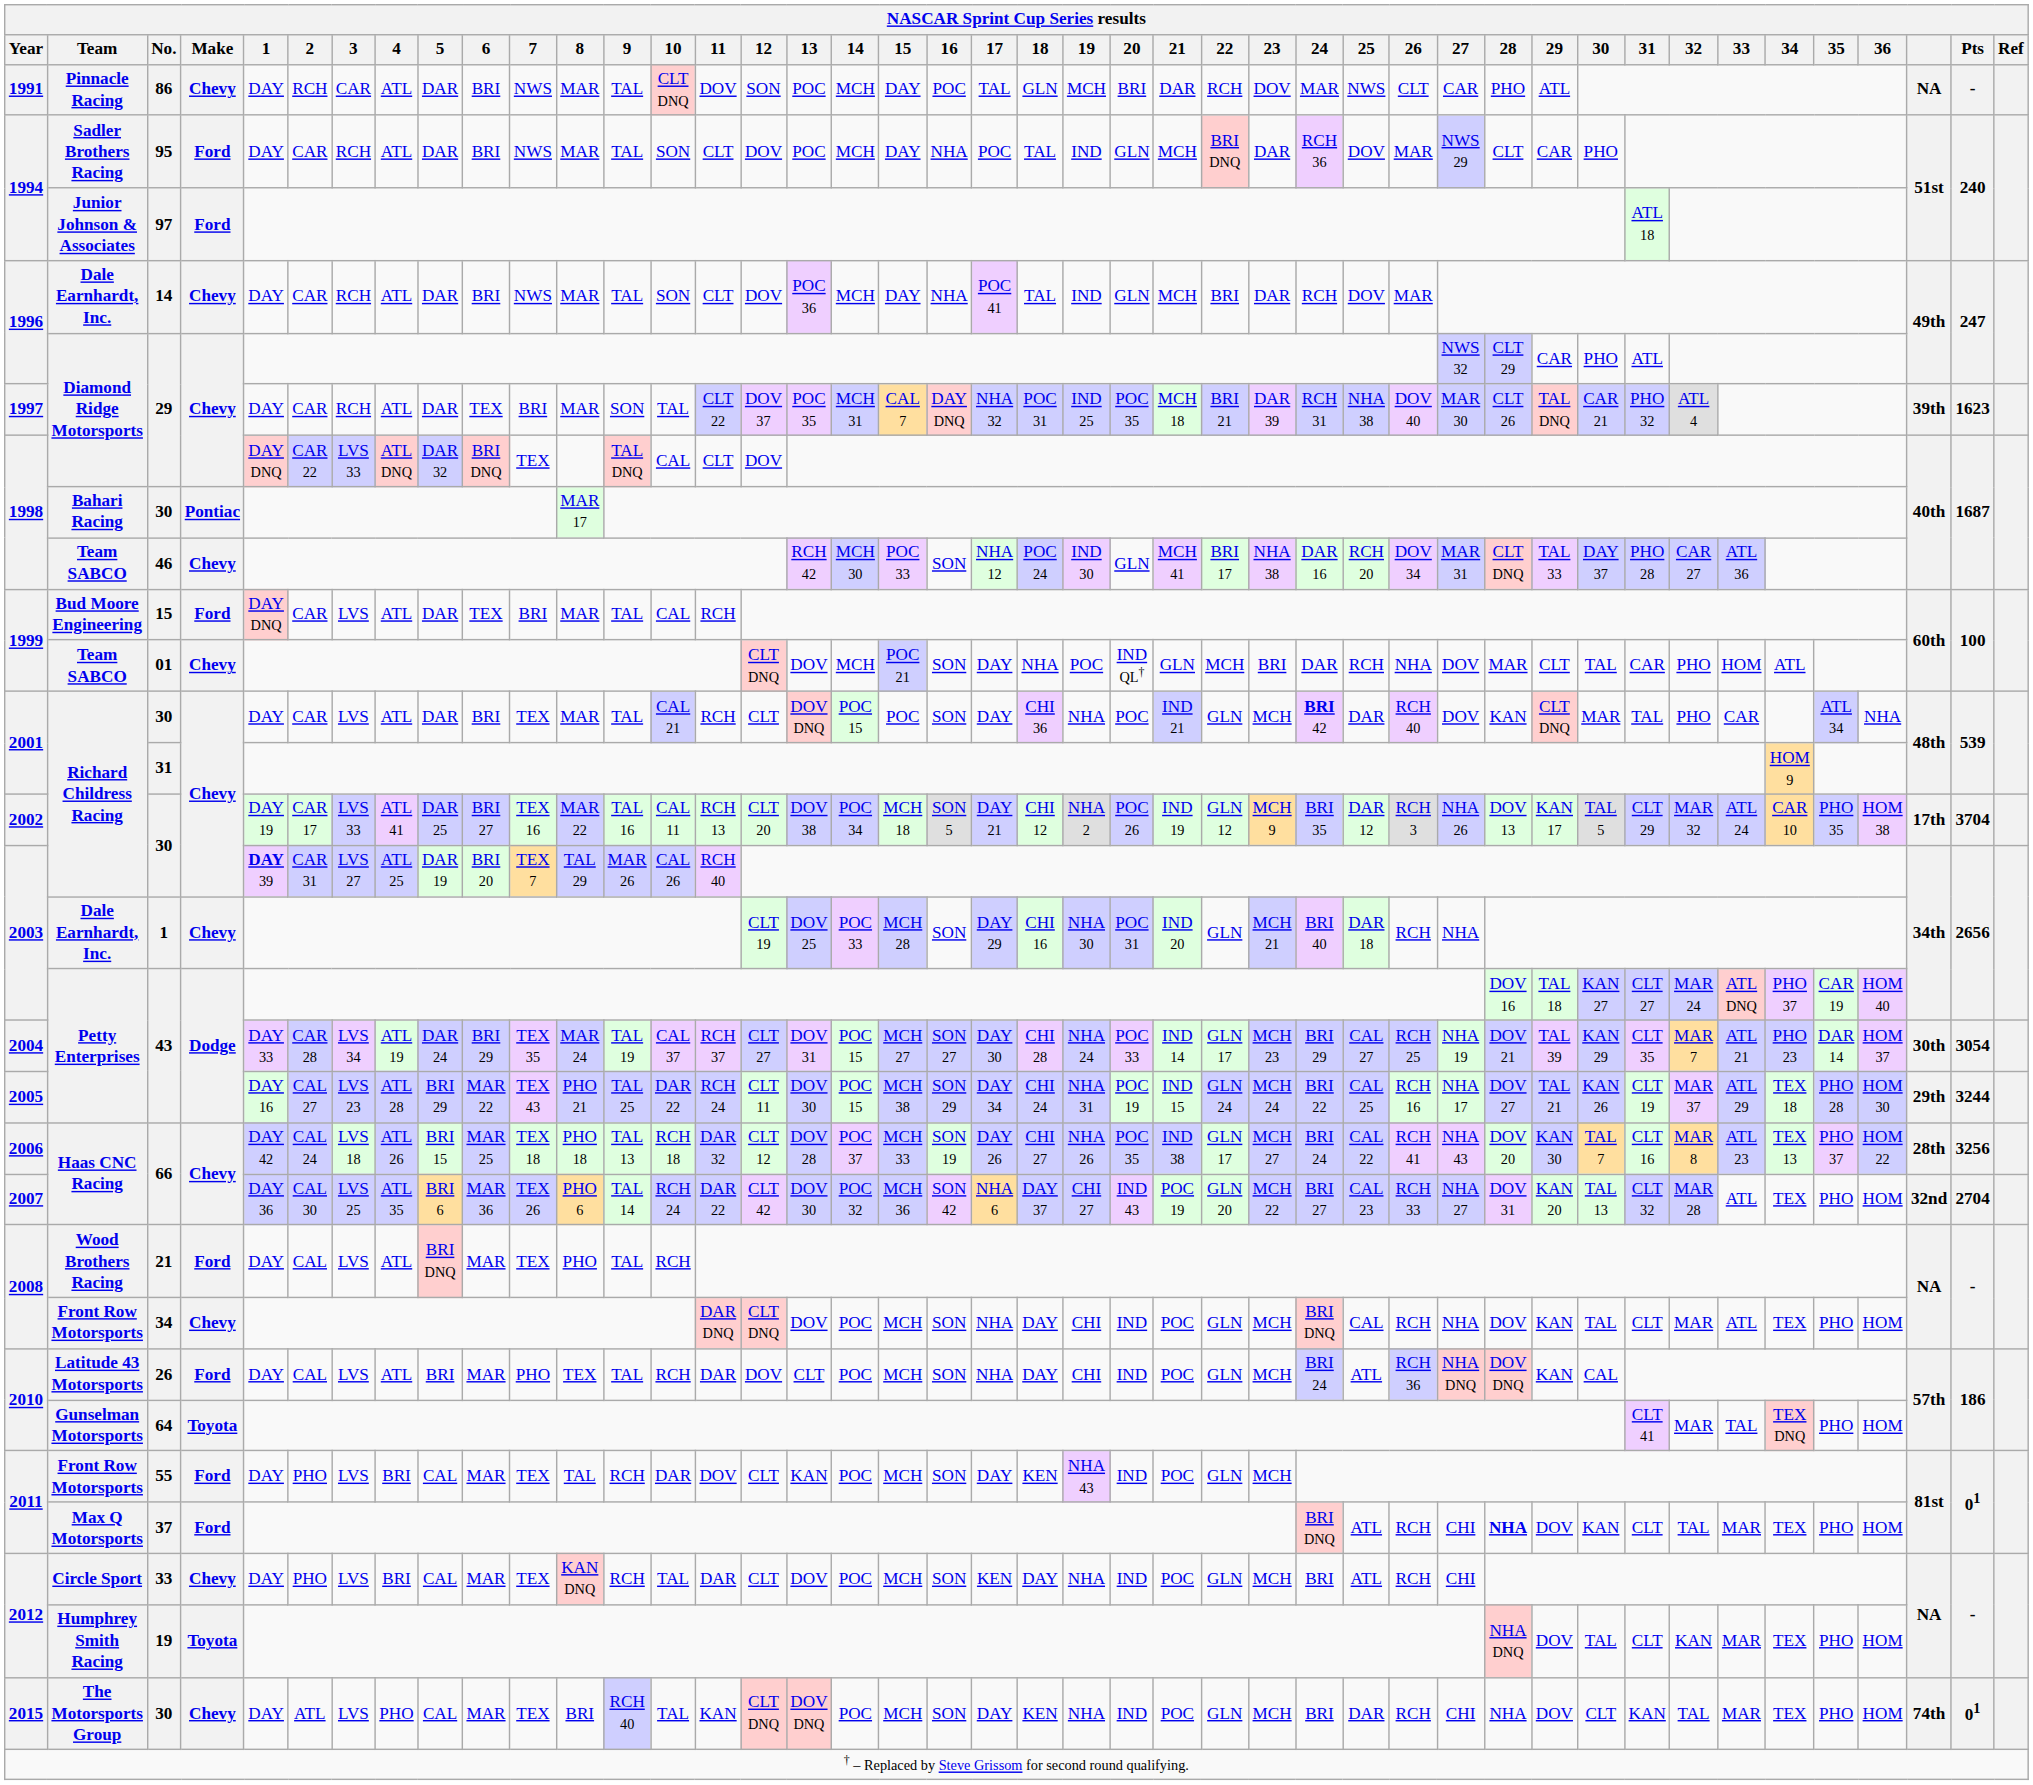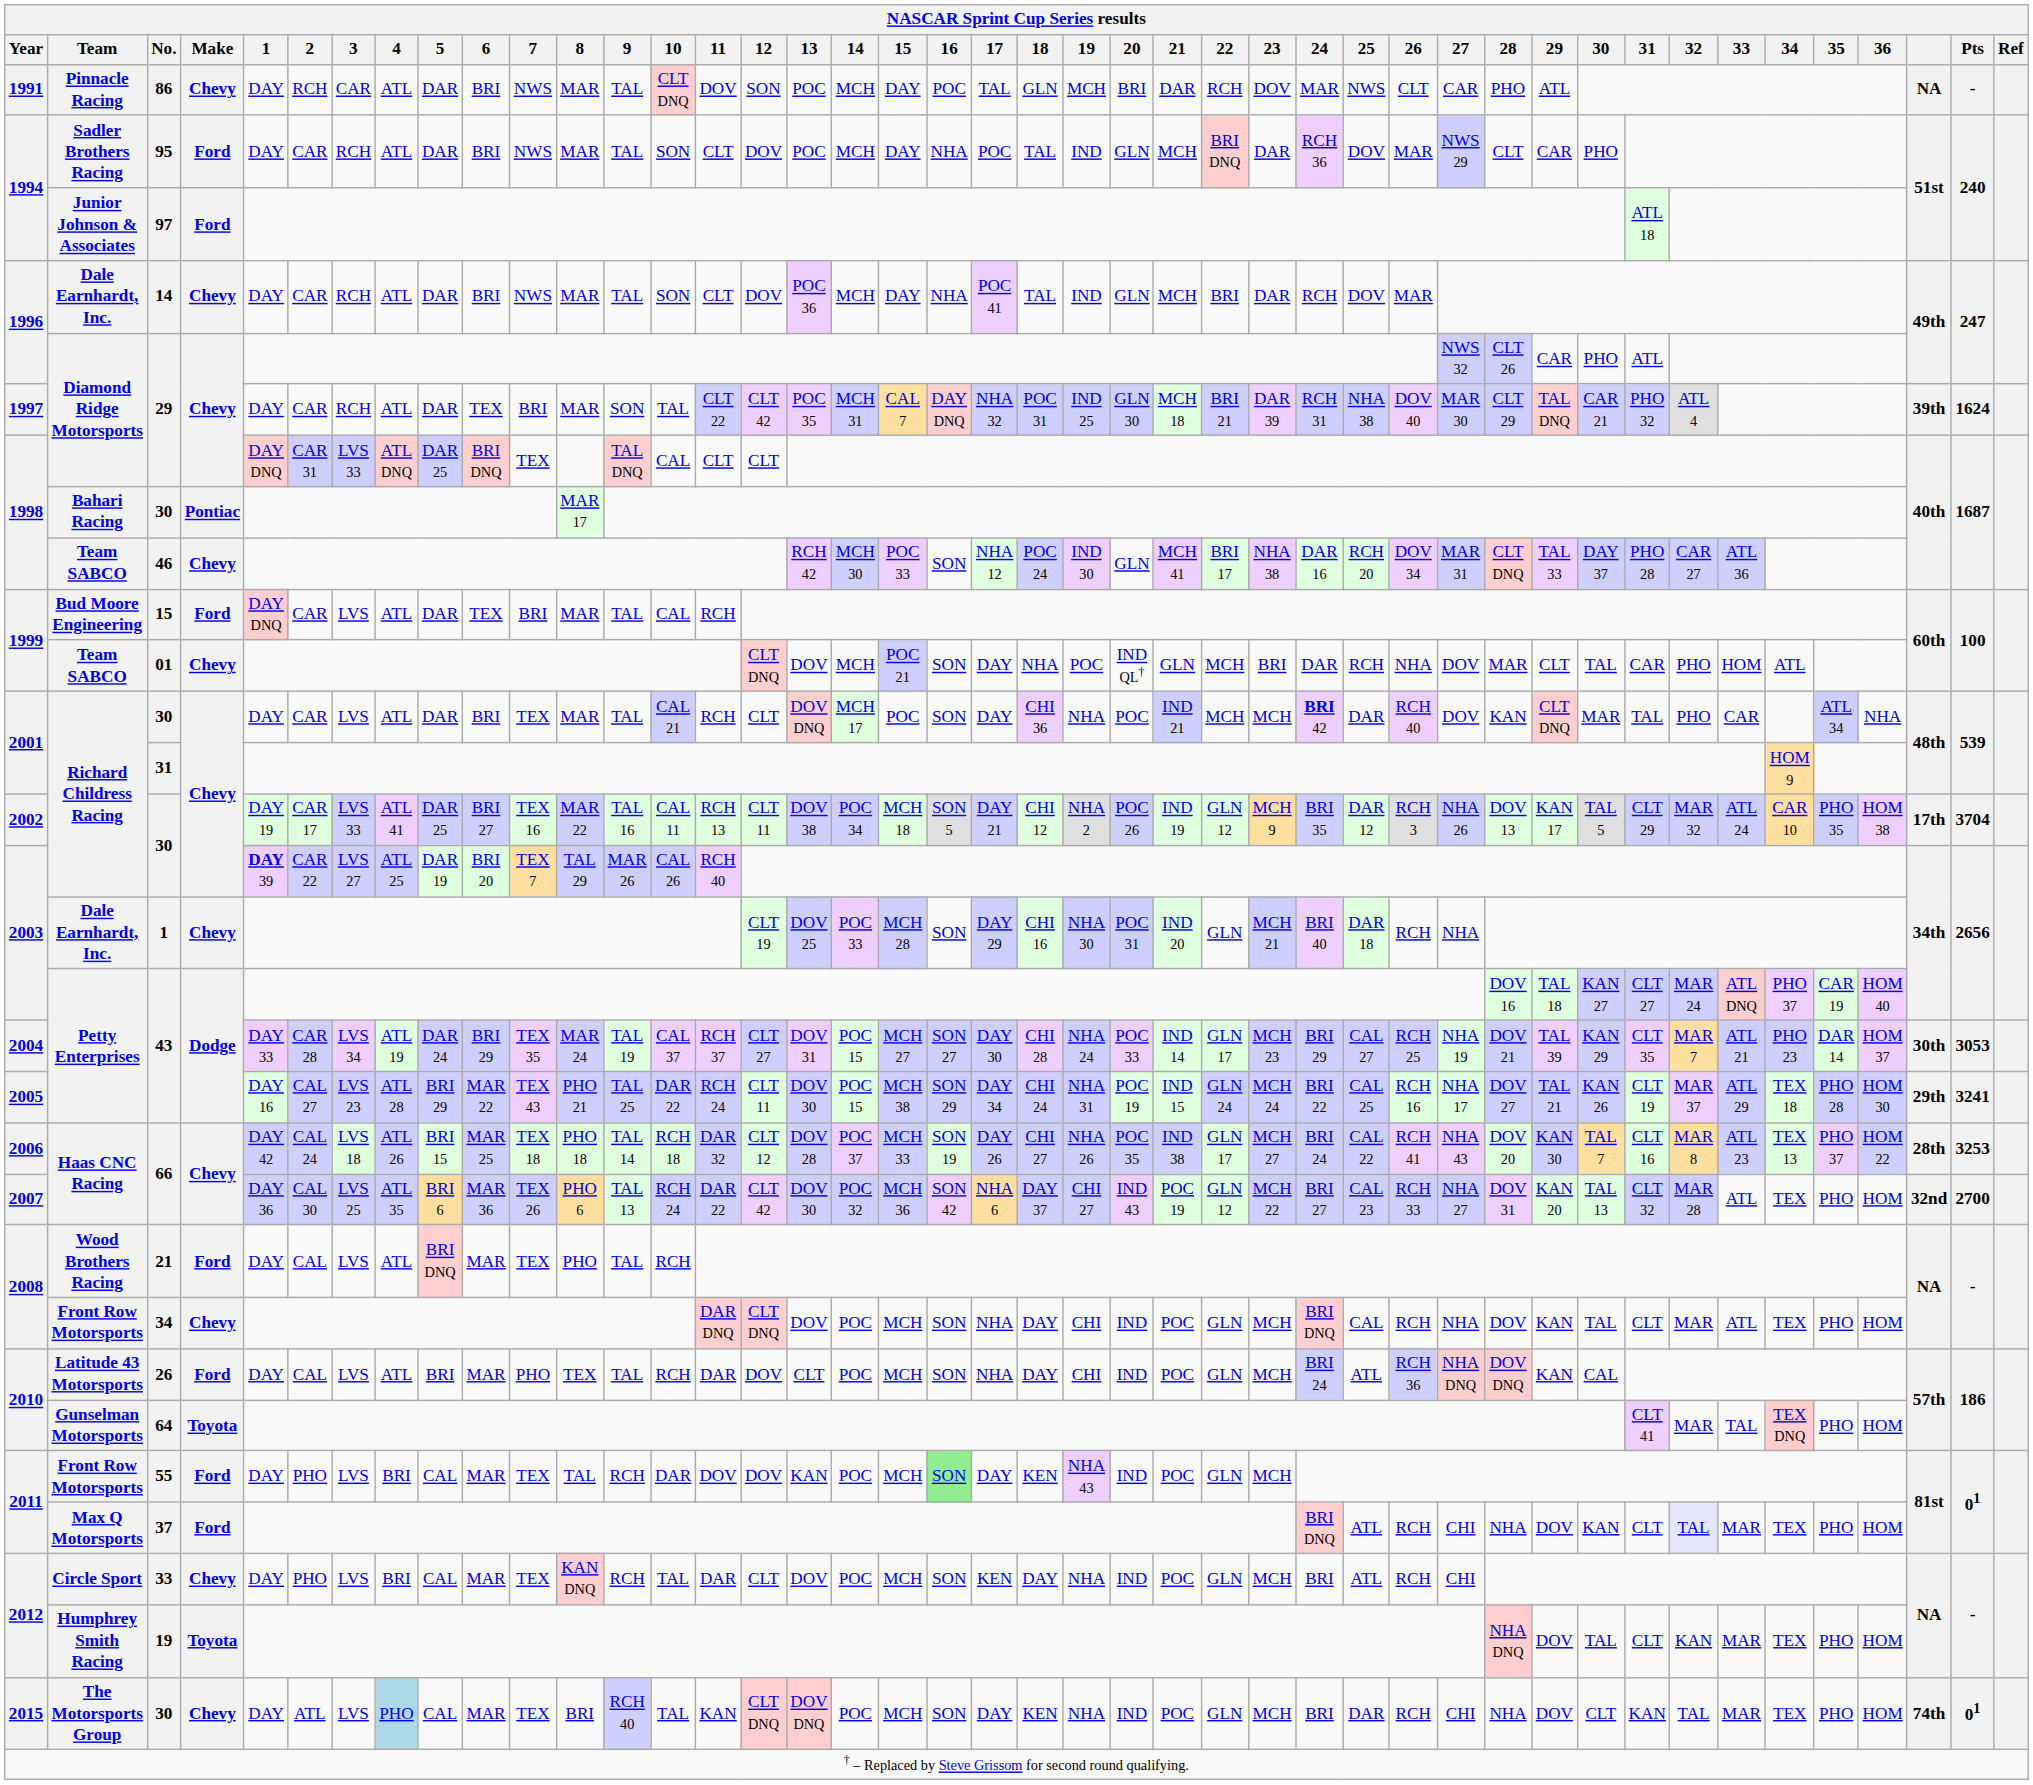(1508, 357) CLT 29 -> (1508, 357) CLT 26
(764, 408) DOV 37 -> (764, 408) CLT 42
(1132, 408) POC 35 -> (1132, 408) GLN 30
(1508, 408) CLT 26 -> (1508, 408) CLT 29
(1973, 409) 1623 -> (1973, 409) 1624
(310, 460) CAR 22 -> (310, 460) CAR 31
(440, 460) DAR 32 -> (440, 460) DAR 25
(764, 460) DOV -> (764, 460) CLT
(855, 716) POC 15 -> (855, 716) MCH 17
(1225, 717) GLN -> (1225, 717) MCH
(764, 818) CLT 20 -> (764, 818) CLT 11
(310, 869) CAR 31 -> (310, 869) CAR 22
(1973, 1045) 3054 -> (1973, 1045) 3053
(1973, 1096) 3244 -> (1973, 1096) 3241
(627, 1147) TAL 13 -> (627, 1147) TAL 14
(1973, 1147) 3256 -> (1973, 1147) 3253
(627, 1198) TAL 14 -> (627, 1198) TAL 13
(1225, 1198) GLN 20 -> (1225, 1198) GLN 12
(1973, 1199) 2704 -> (1973, 1199) 2700
(764, 1476) CLT -> (764, 1476) DOV
(949, 1476) no background -> (949, 1476) lightgreen background
(1508, 1527) bold -> (1508, 1527) normal
(1694, 1527) no background -> (1694, 1527) lavender background
(397, 1713) no background -> (397, 1713) lightblue background
